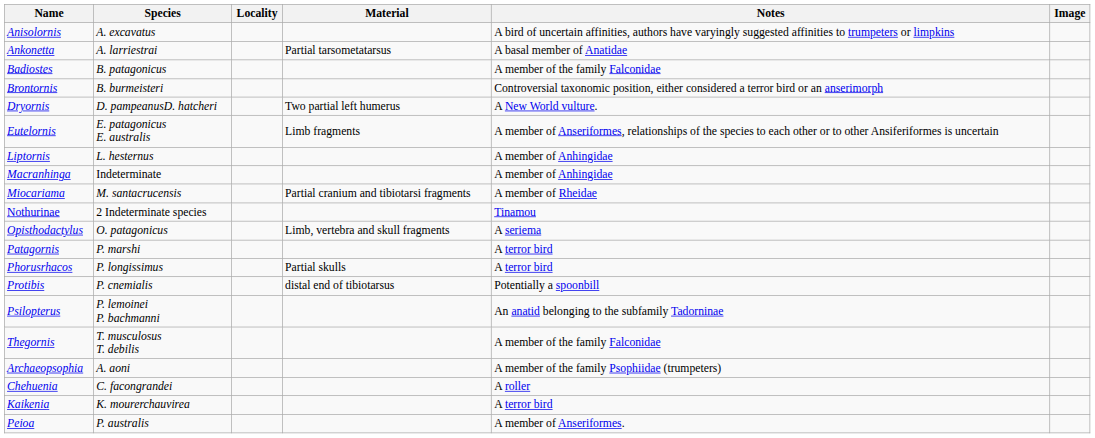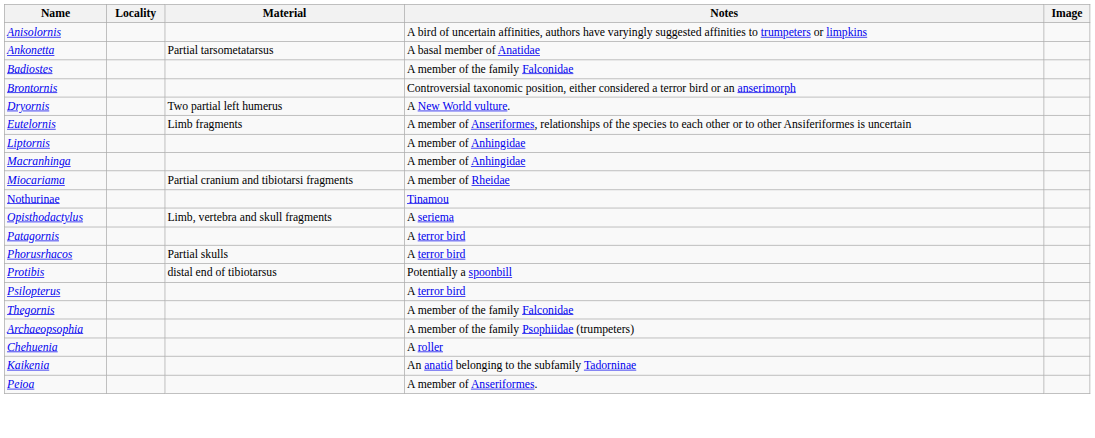- column: (163, 13)
(609, 311) An anatid belonging to the subfamily Tadorninae -> (436, 291) A terror bird
(523, 405) A terror bird -> (522, 365) An anatid belonging to the subfamily Tadorninae
